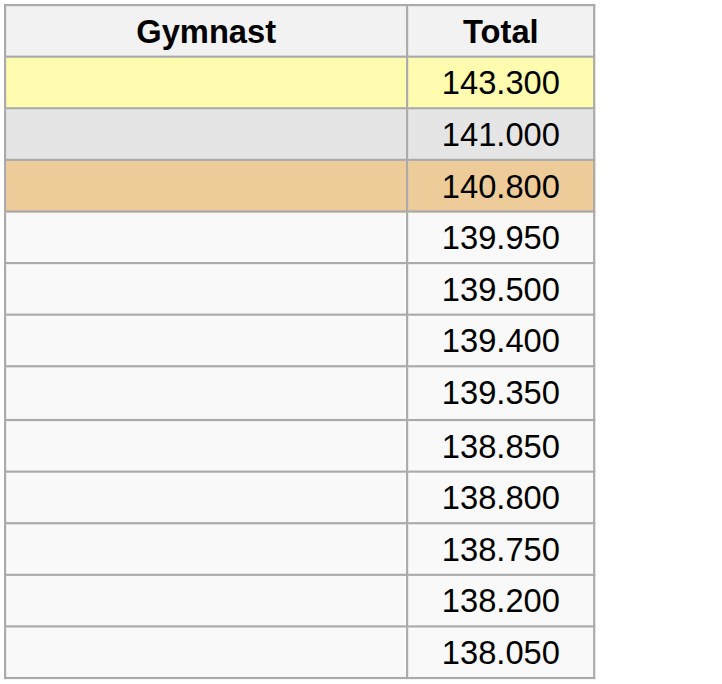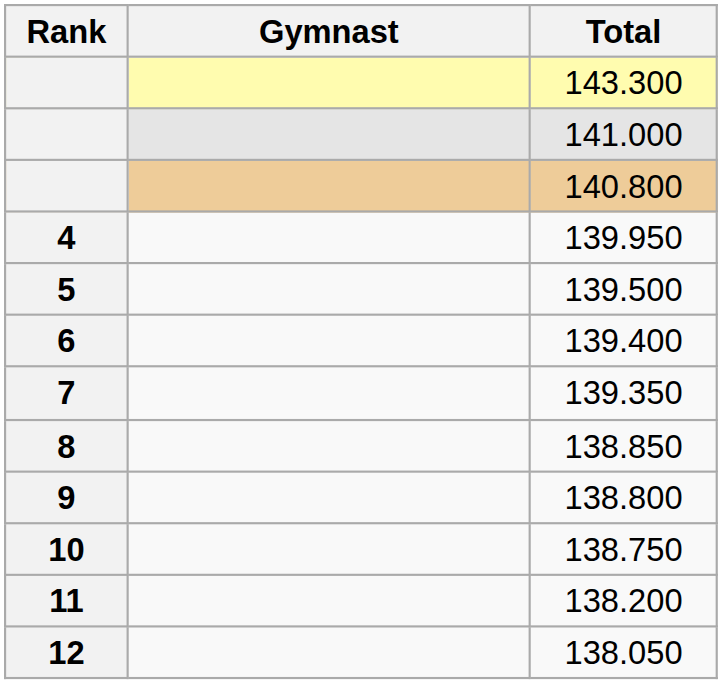+ column: (66, 31)
